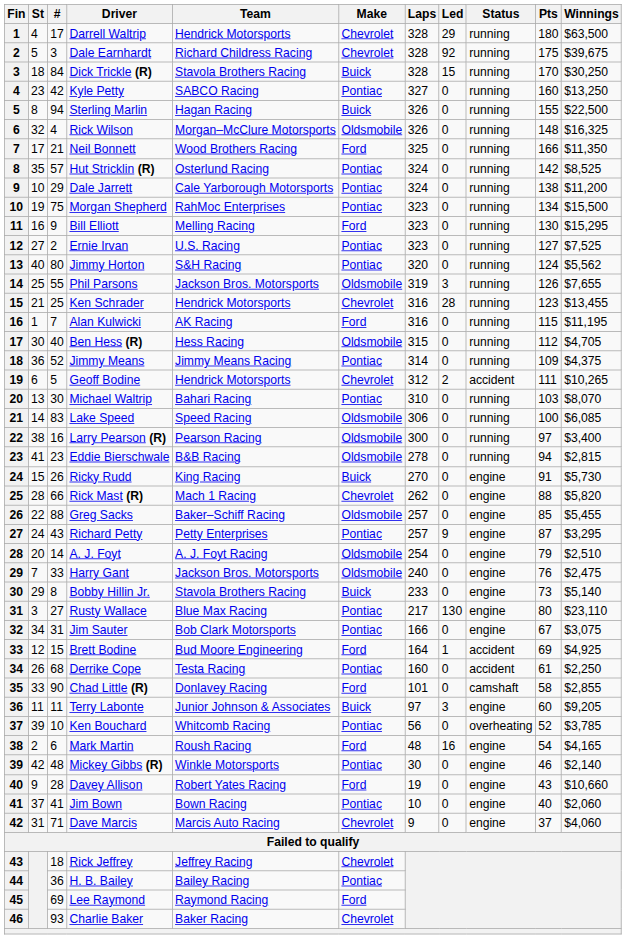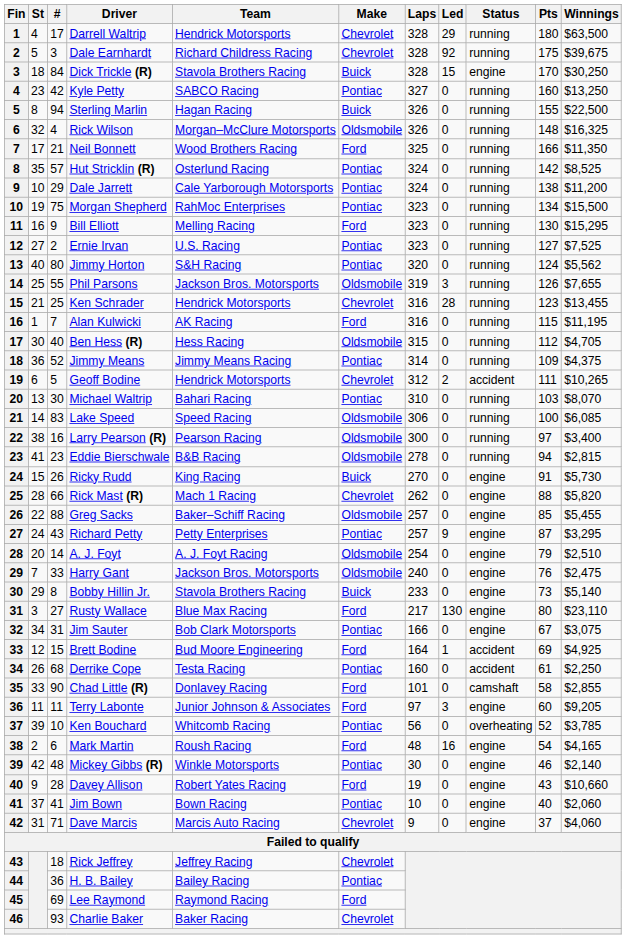(489, 72) running -> (487, 72) engine
(362, 611) Pontiac -> (354, 611) Ford
(356, 707) Buick -> (354, 707) Ford
